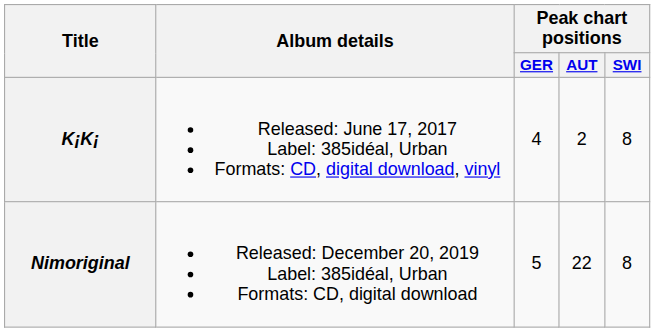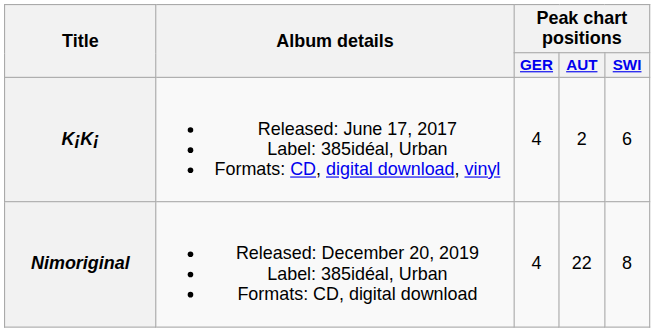(627, 139) 8 -> (627, 139) 6
(537, 264) 5 -> (537, 264) 4
